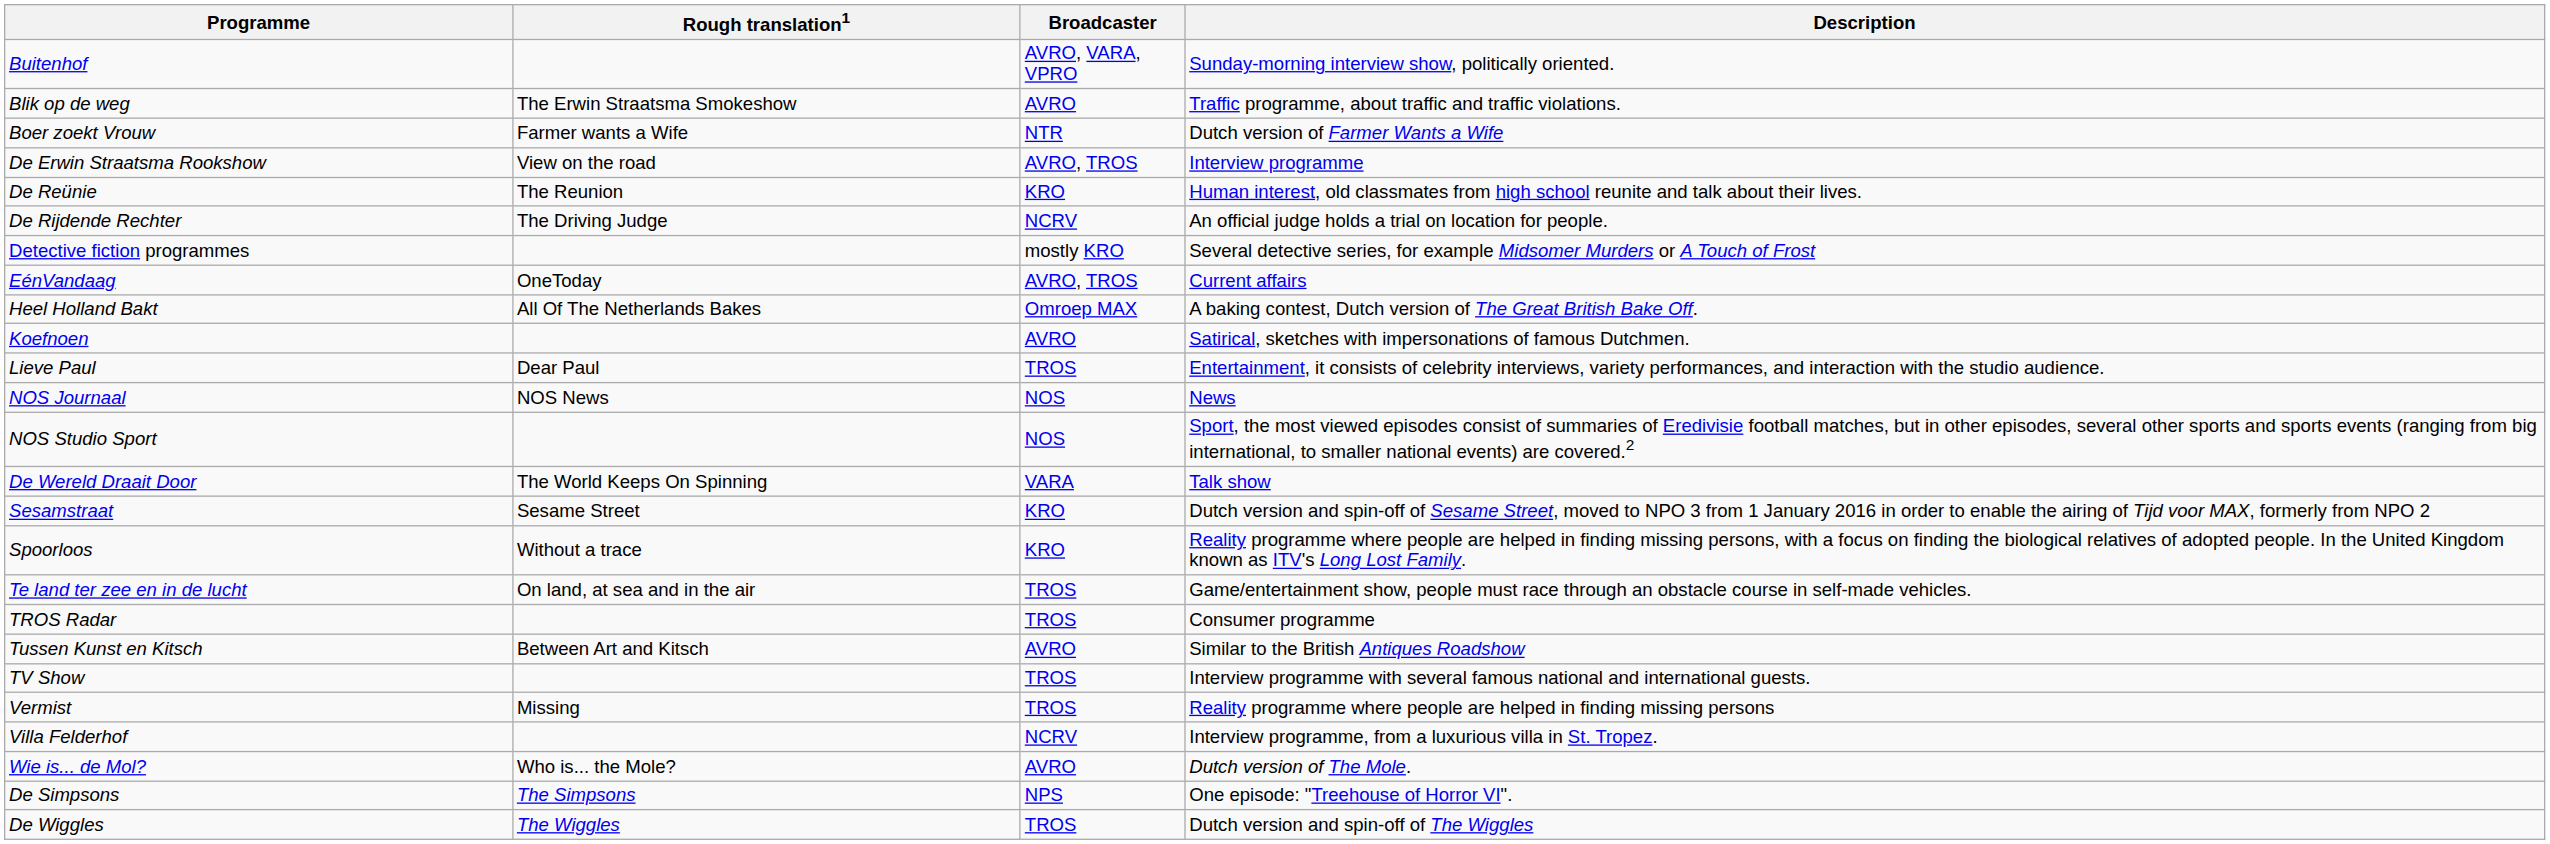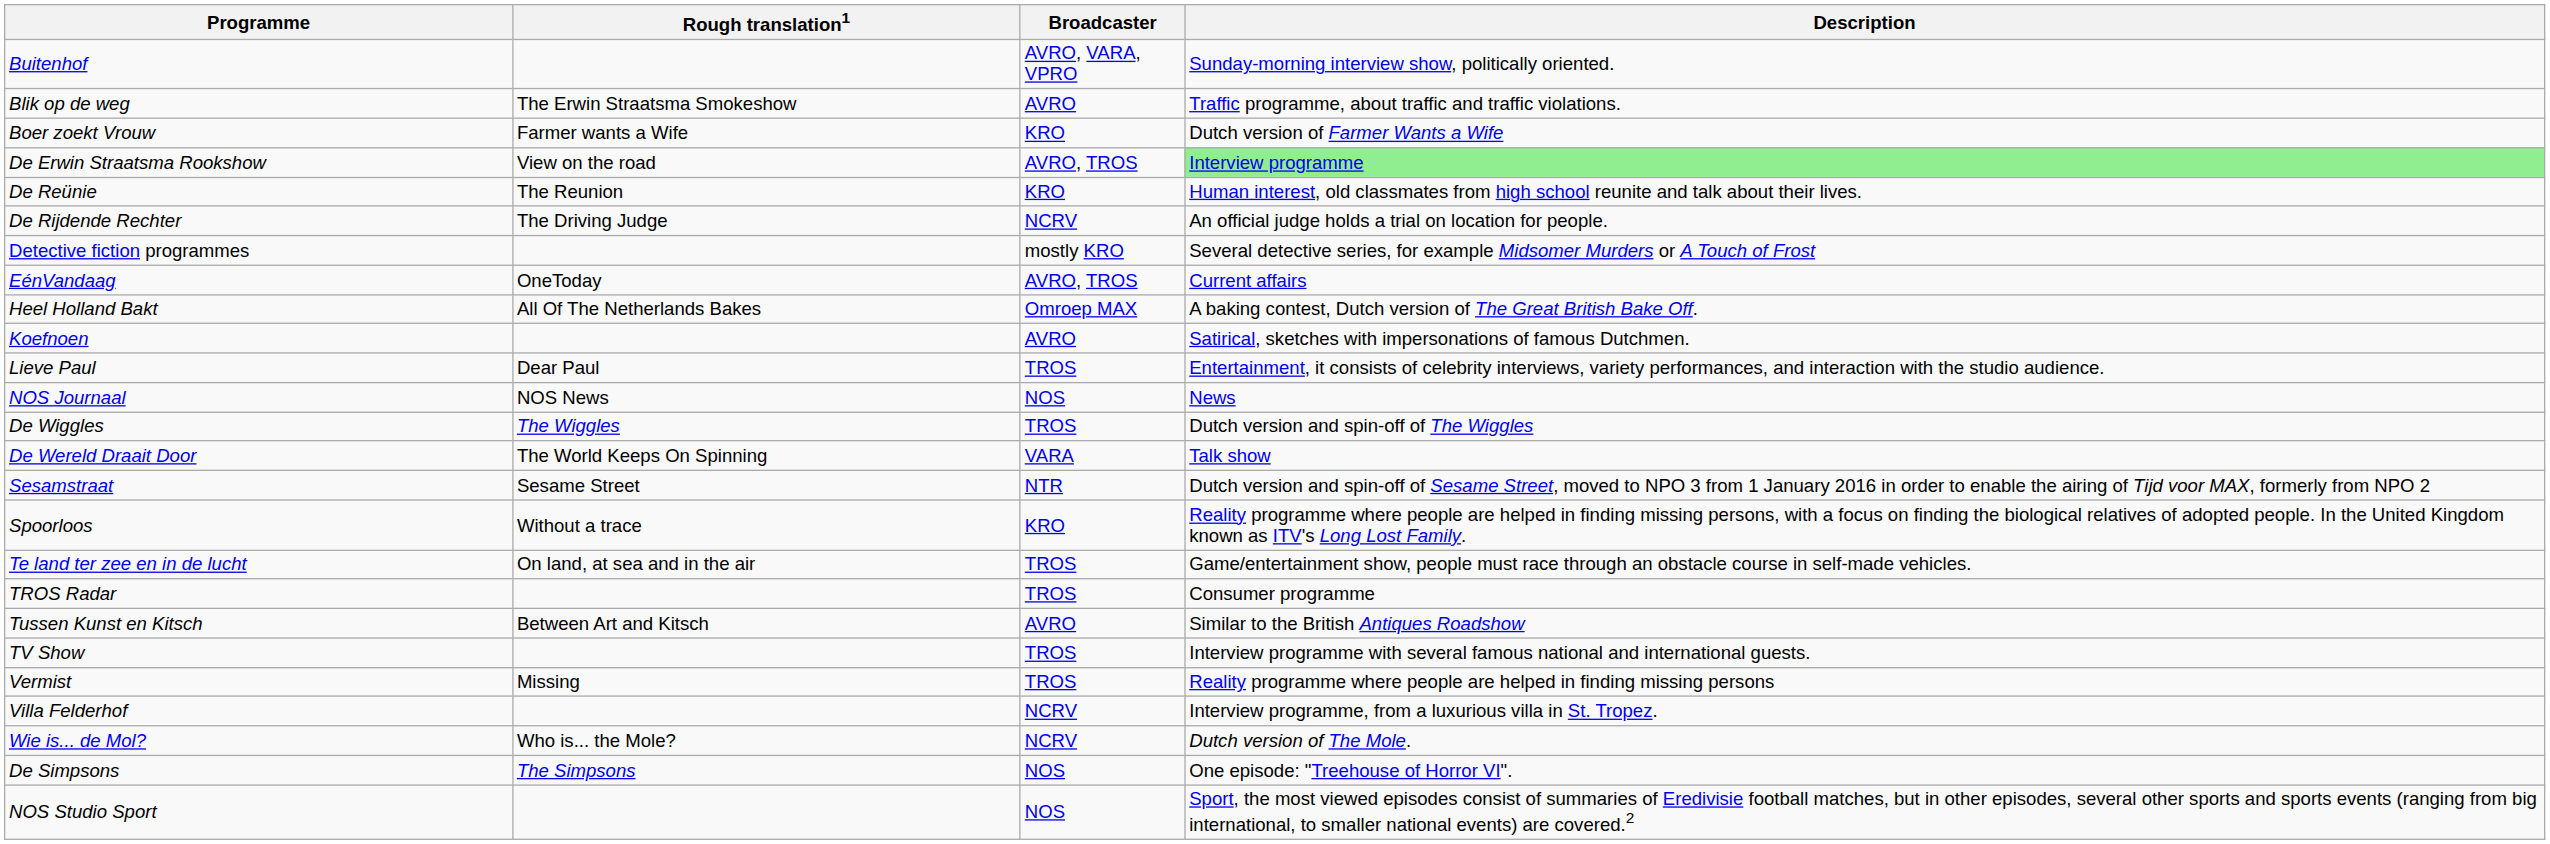(1044, 133) NTR -> (1045, 133) KRO
(1276, 163) no background -> (1276, 163) lightgreen background
rows swapped: (83, 440) <-> (56, 825)
(1045, 511) KRO -> (1044, 485) NTR
(1050, 766) AVRO -> (1051, 741) NCRV
(1044, 796) NPS -> (1045, 770) NOS
